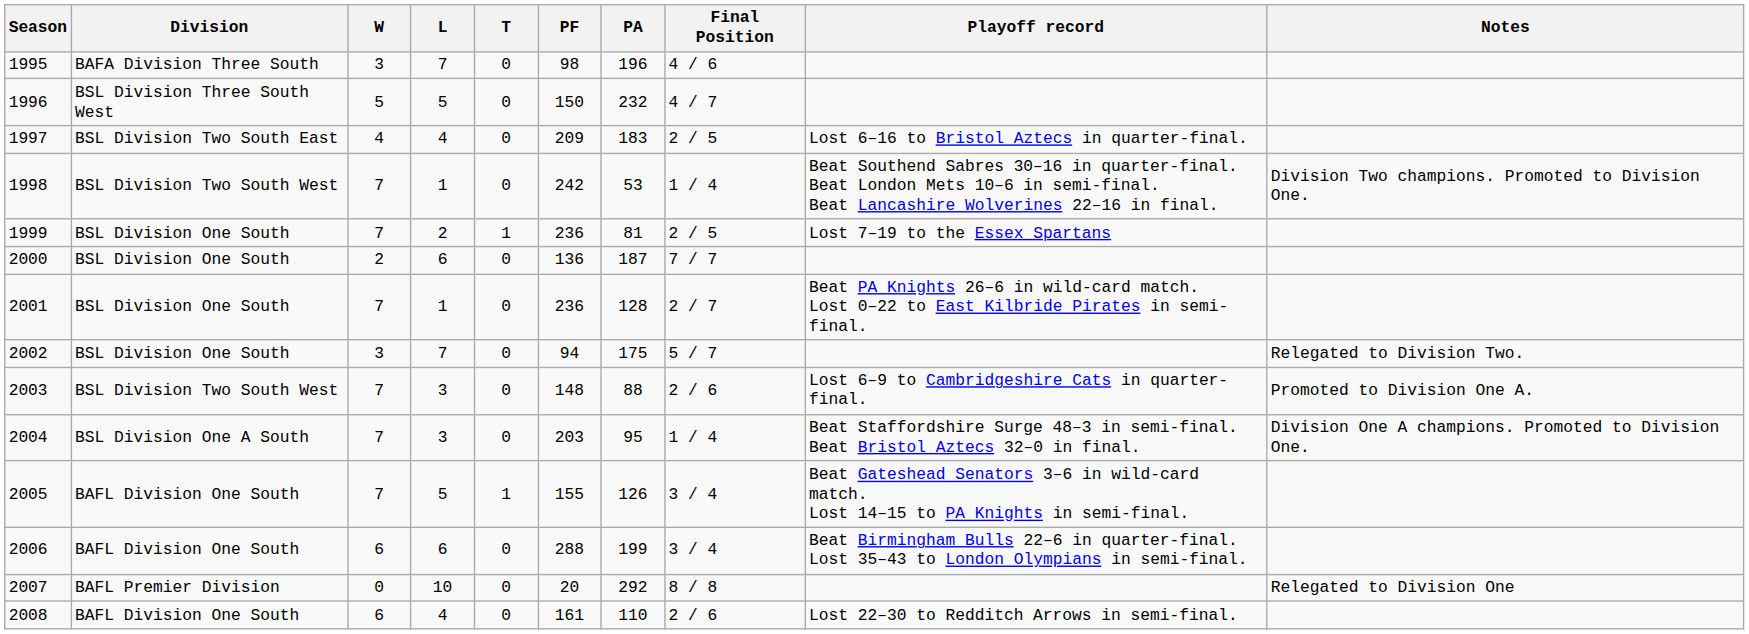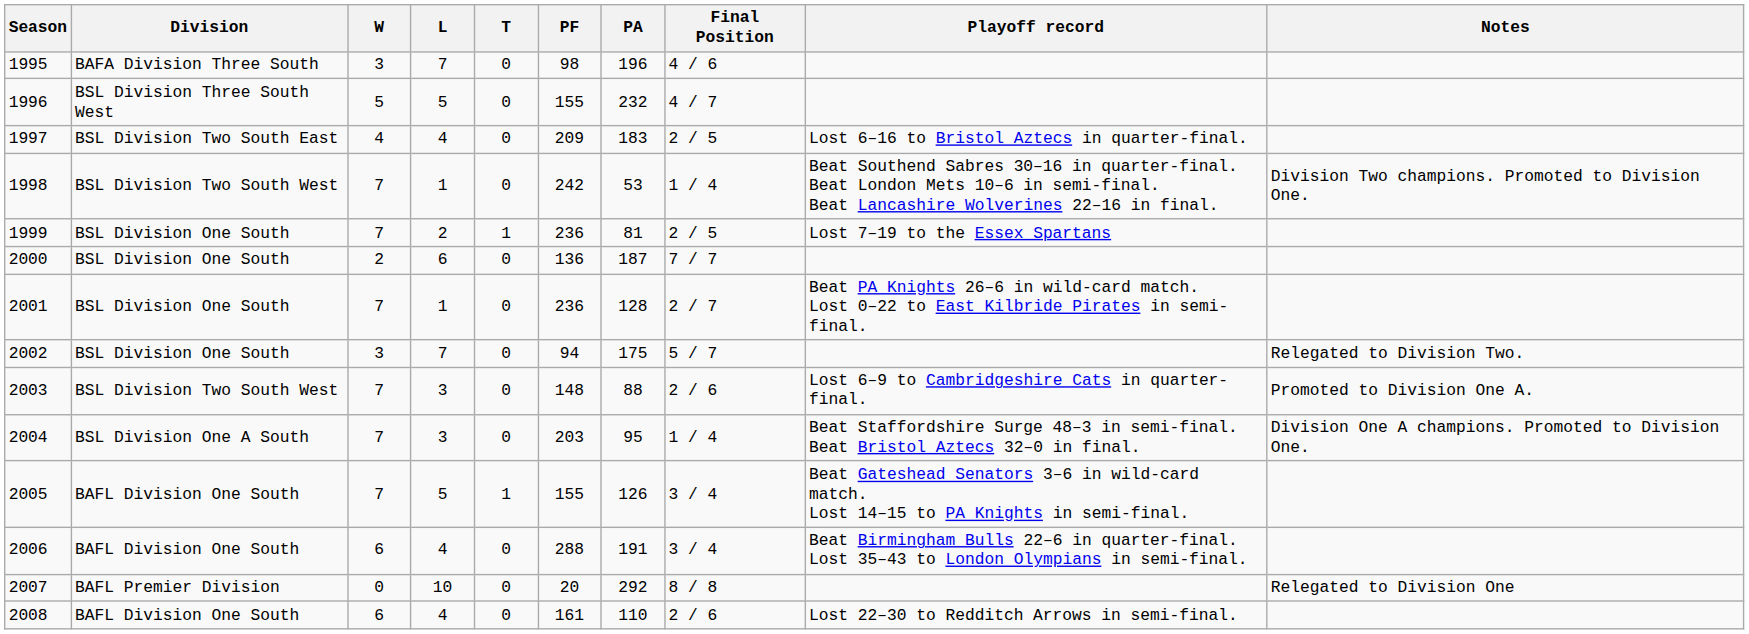(569, 102) 150 -> (569, 102) 155
(443, 550) 6 -> (443, 550) 4
(633, 550) 199 -> (633, 550) 191
